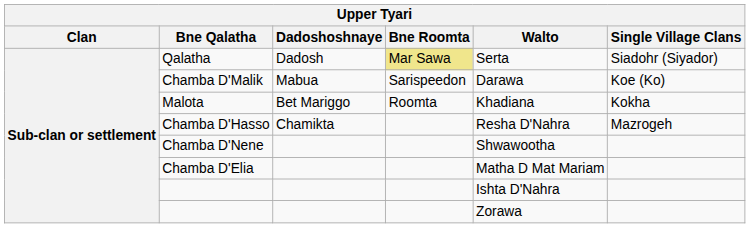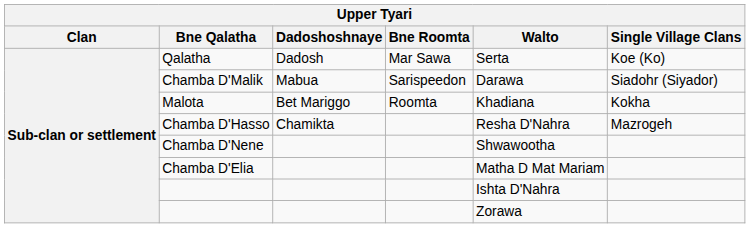(420, 59) khaki background -> (420, 59) no background
(664, 59) Siadohr (Siyador) -> (638, 59) Koe (Ko)
(638, 80) Koe (Ko) -> (664, 80) Siadohr (Siyador)
